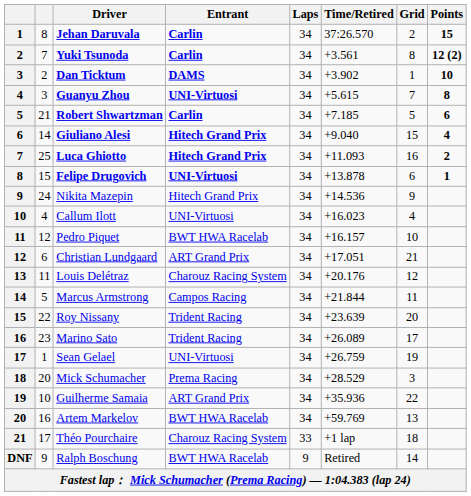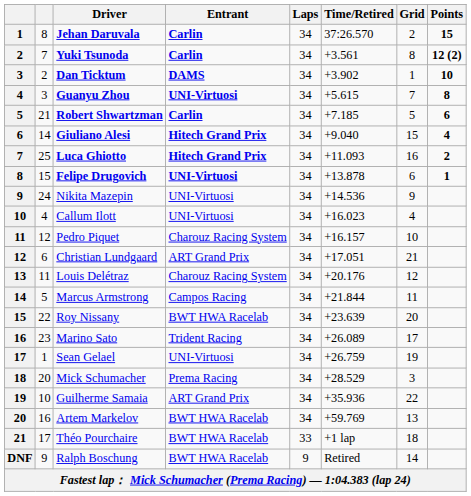(213, 195) Hitech Grand Prix -> (201, 195) UNI-Virtuosi
(218, 236) BWT HWA Racelab -> (228, 236) Charouz Racing System
(205, 317) Trident Racing -> (218, 317) BWT HWA Racelab
(228, 438) Charouz Racing System -> (218, 438) BWT HWA Racelab
